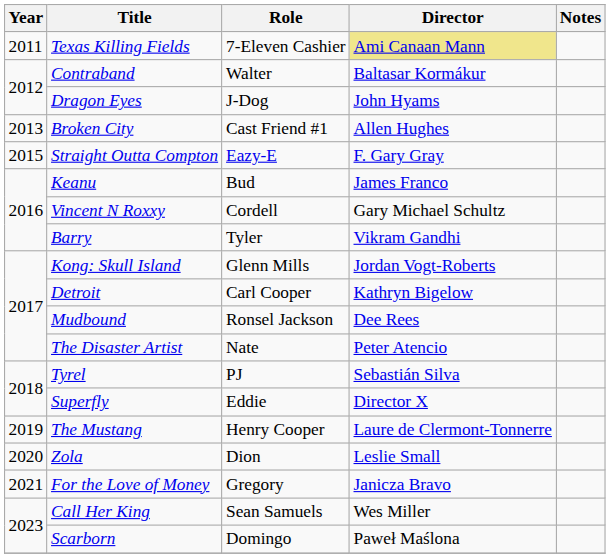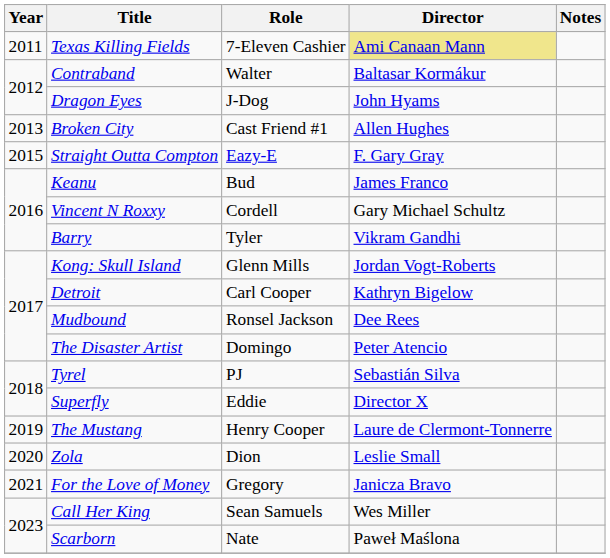(242, 347) Nate -> (259, 347) Domingo
(259, 538) Domingo -> (242, 538) Nate
